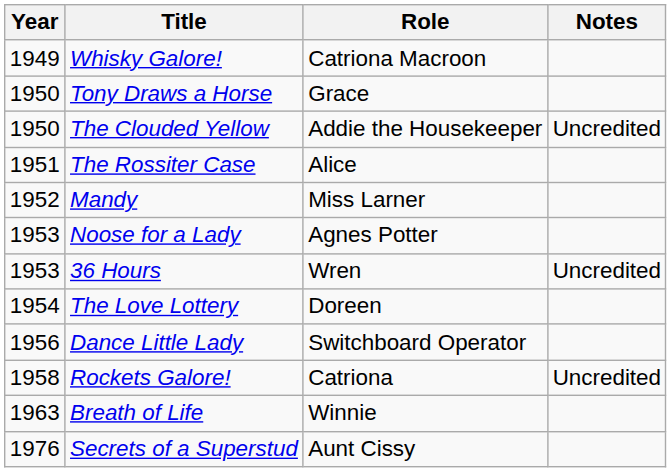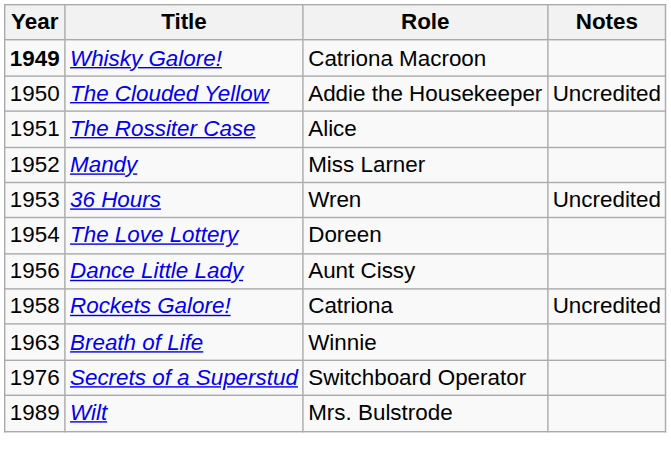(35, 57) normal -> (35, 57) bold
- row: (171, 93)
- row: (155, 235)
(417, 341) Switchboard Operator -> (362, 270) Aunt Cissy
(362, 448) Aunt Cissy -> (417, 377) Switchboard Operator
+ row: (89, 413)
